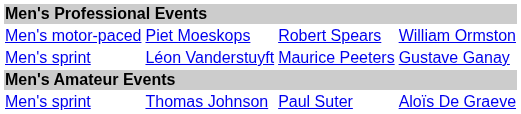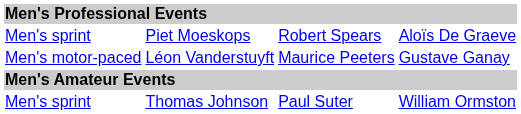(73, 36) Men's motor-paced -> (48, 36) Men's sprint
(457, 36) William Ormston -> (457, 36) Aloïs De Graeve
(48, 58) Men's sprint -> (73, 58) Men's motor-paced
(457, 102) Aloïs De Graeve -> (457, 102) William Ormston
